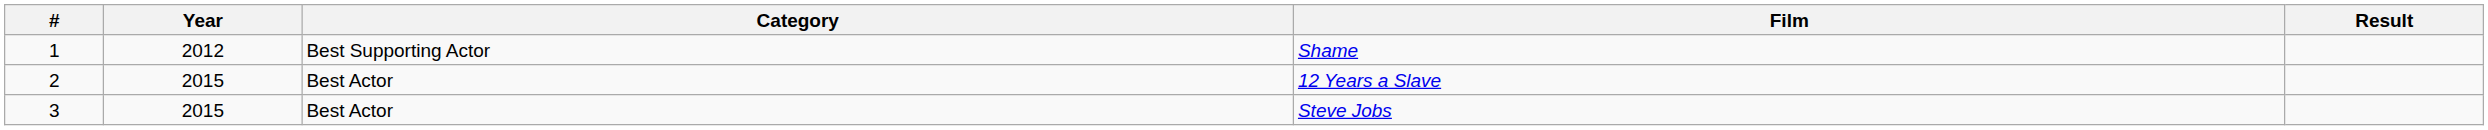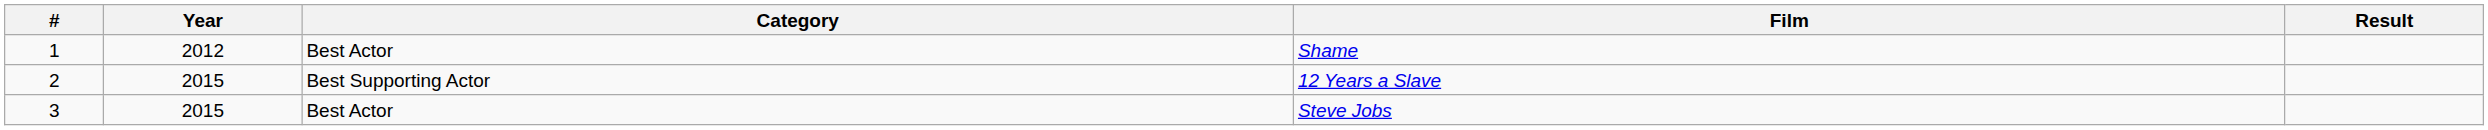(398, 50) Best Supporting Actor -> (350, 50) Best Actor
(350, 80) Best Actor -> (398, 80) Best Supporting Actor
